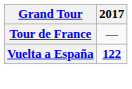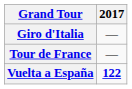+ row: (50, 34)
